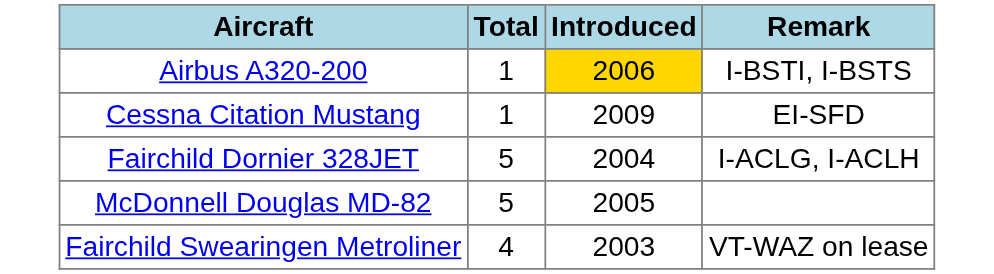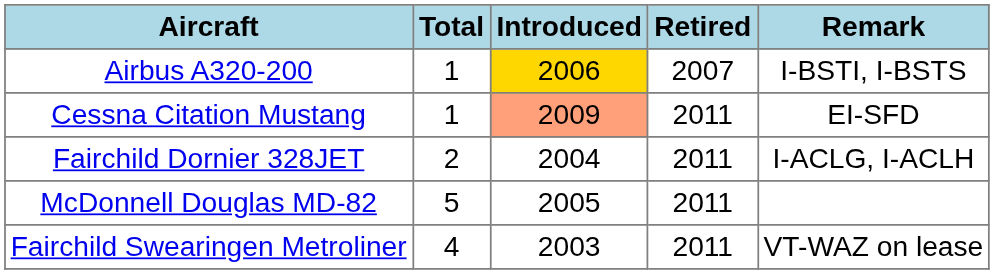+ column: (703, 26)
(624, 114) no background -> (569, 114) lightsalmon background
(506, 158) 5 -> (452, 158) 2
